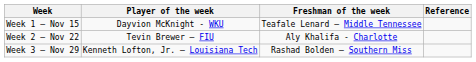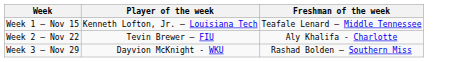- column: (447, 11)
(170, 24) Dayvion McKnight - WKU -> (170, 24) Kenneth Lofton, Jr. – Louisiana Tech
(170, 50) Kenneth Lofton, Jr. – Louisiana Tech -> (170, 50) Dayvion McKnight - WKU
